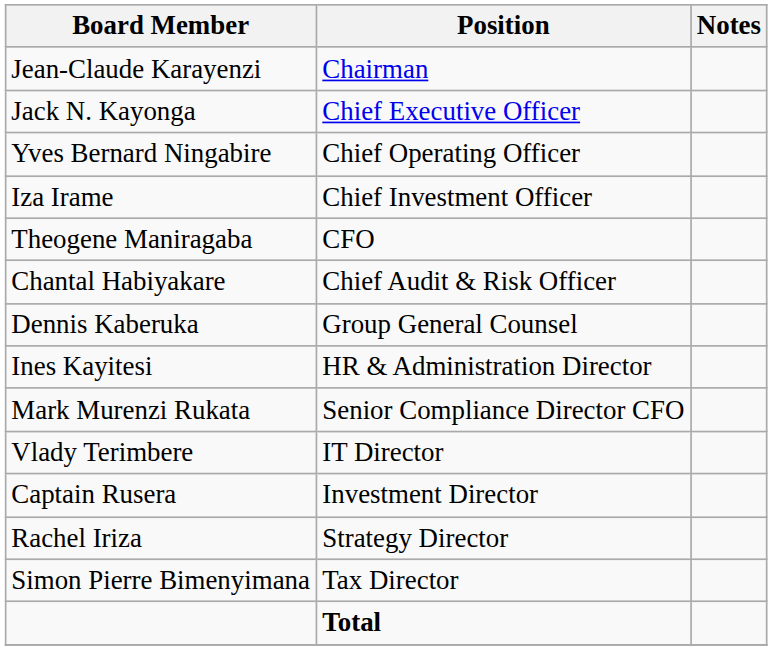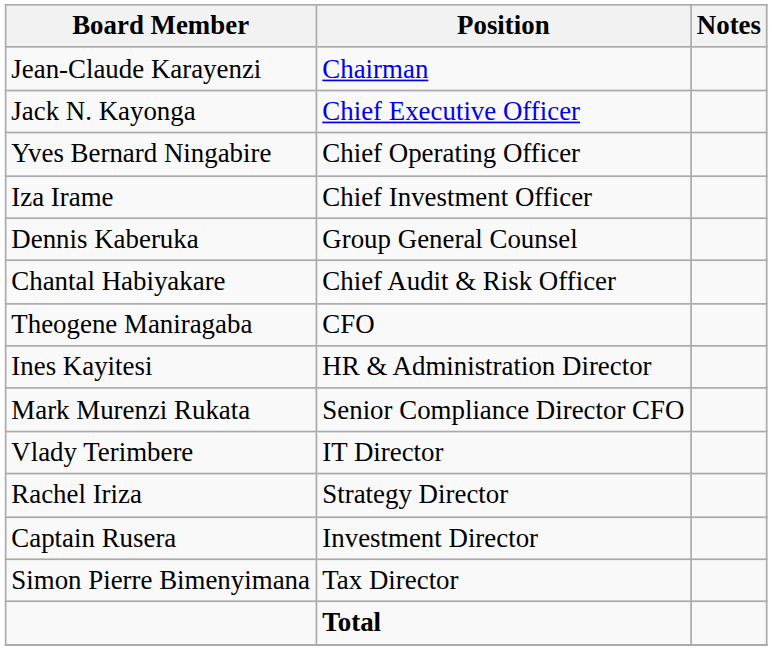rows swapped: (132, 238) <-> (105, 324)
rows swapped: (94, 494) <-> (77, 537)
